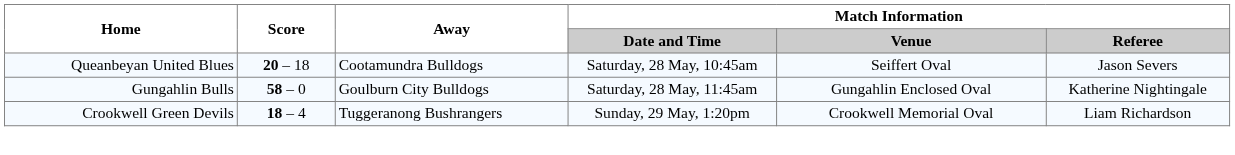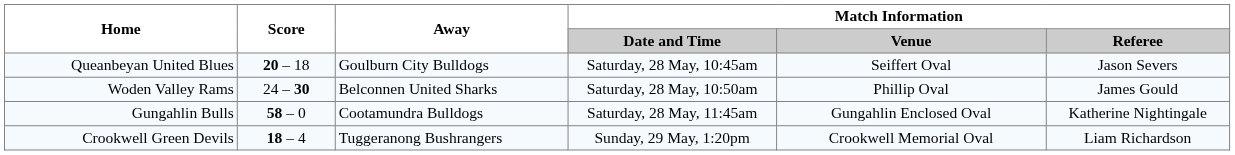(411, 65) Cootamundra Bulldogs -> (414, 65) Goulburn City Bulldogs
+ row: (171, 89)
(414, 89) Goulburn City Bulldogs -> (411, 113) Cootamundra Bulldogs
